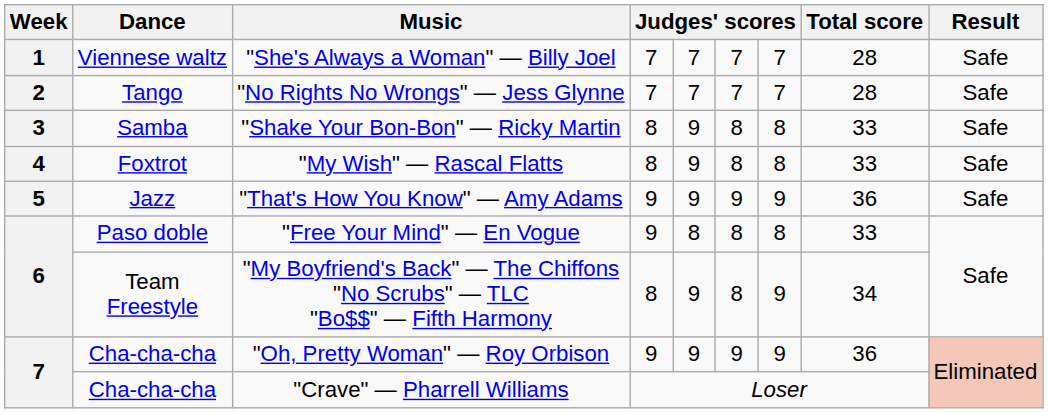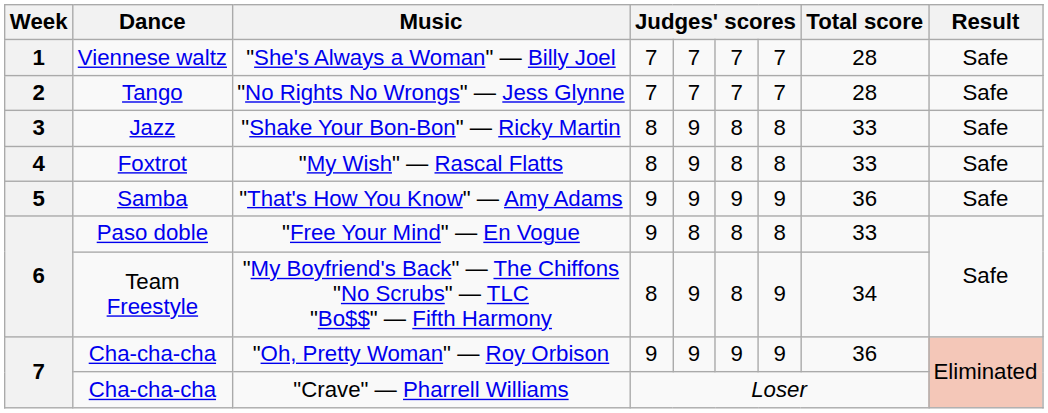(152, 127) Samba -> (152, 127) Jazz
(152, 198) Jazz -> (152, 198) Samba
